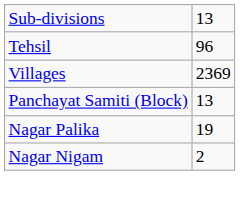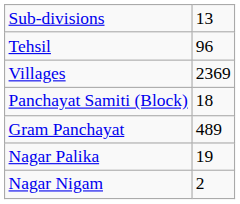(205, 101) 13 -> (205, 101) 18
+ row: (66, 128)
